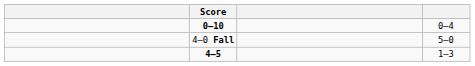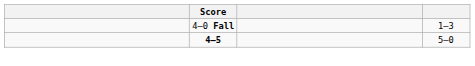- row: (213, 26)
(446, 40) 5–0 -> (446, 26) 1–3
(446, 54) 1–3 -> (446, 40) 5–0
